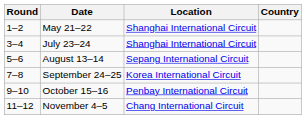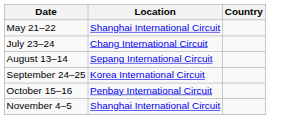- column: (22, 12)
(191, 43) Shanghai International Circuit -> (149, 43) Chang International Circuit
(185, 106) Chang International Circuit -> (155, 106) Shanghai International Circuit
